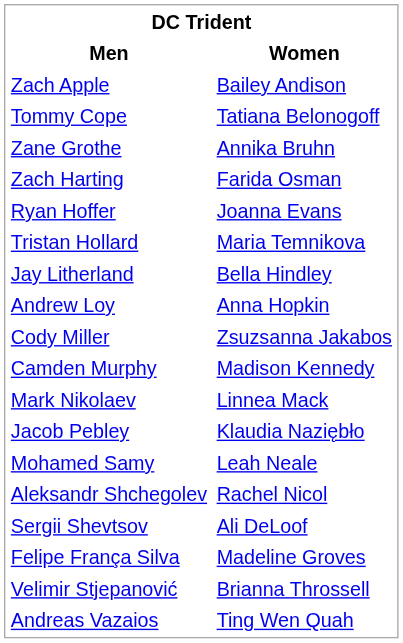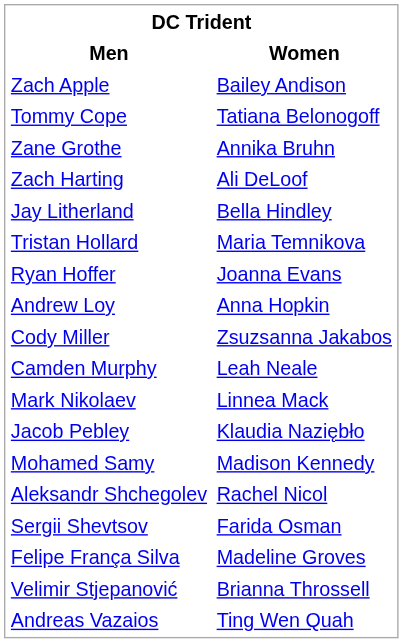(279, 179) Farida Osman -> (262, 179) Ali DeLoof
rows swapped: (63, 211) <-> (72, 274)
(296, 368) Madison Kennedy -> (267, 368) Leah Neale
(267, 463) Leah Neale -> (296, 463) Madison Kennedy
(262, 526) Ali DeLoof -> (279, 526) Farida Osman
